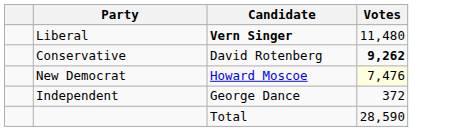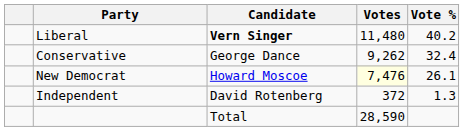+ column: (433, 15)
(266, 55) David Rotenberg -> (255, 55) George Dance
(386, 55) bold -> (386, 55) normal
(255, 96) George Dance -> (266, 96) David Rotenberg
